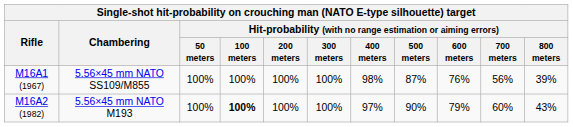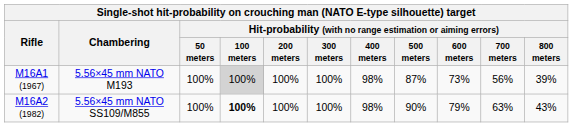(119, 79) 5.56×45 mm NATO SS109/M855 -> (119, 79) 5.56×45 mm NATO M193
(242, 79) no background -> (242, 79) lightgrey background
(459, 79) 76% -> (459, 79) 73%
(119, 107) 5.56×45 mm NATO M193 -> (119, 107) 5.56×45 mm NATO SS109/M855
(372, 107) 97% -> (372, 107) 98%
(503, 107) 60% -> (503, 107) 63%
